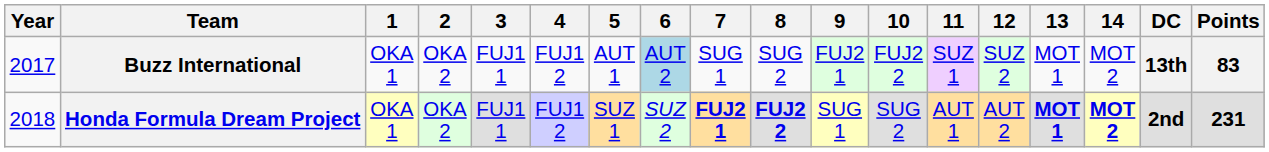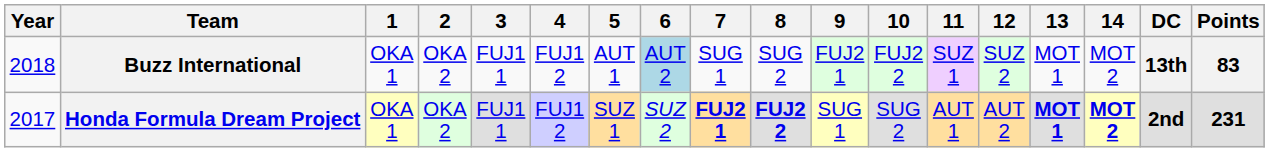(32, 64) 2017 -> (32, 64) 2018
(32, 119) 2018 -> (32, 119) 2017
